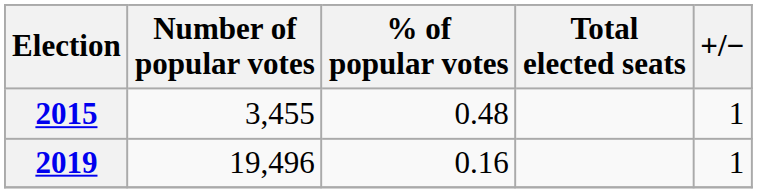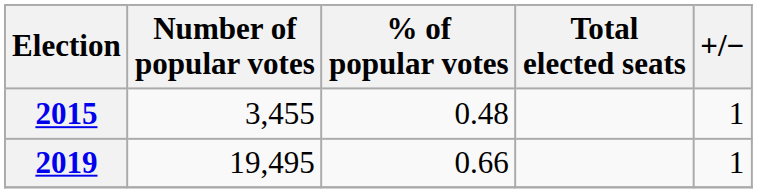(272, 162) 19,496 -> (272, 162) 19,495
(482, 162) 0.16 -> (482, 162) 0.66
